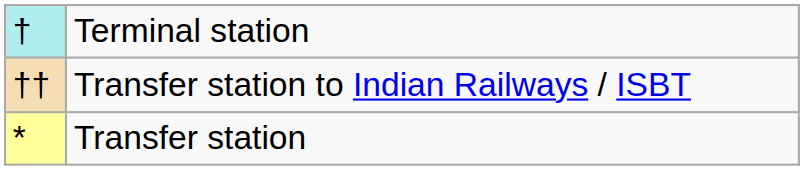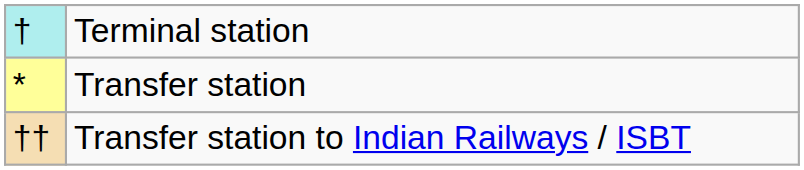rows swapped: (190, 137) <-> (383, 84)
